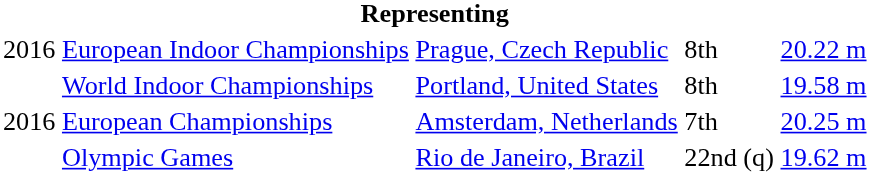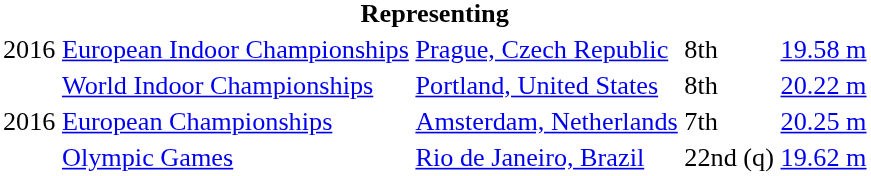(824, 49) 20.22 m -> (824, 49) 19.58 m
(824, 85) 19.58 m -> (824, 85) 20.22 m
